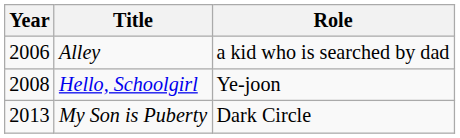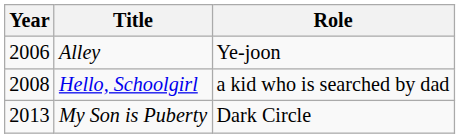(333, 52) a kid who is searched by dad -> (249, 52) Ye-joon
(249, 84) Ye-joon -> (333, 84) a kid who is searched by dad
